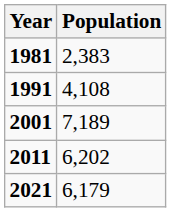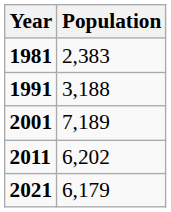(86, 88) 4,108 -> (86, 88) 3,188
